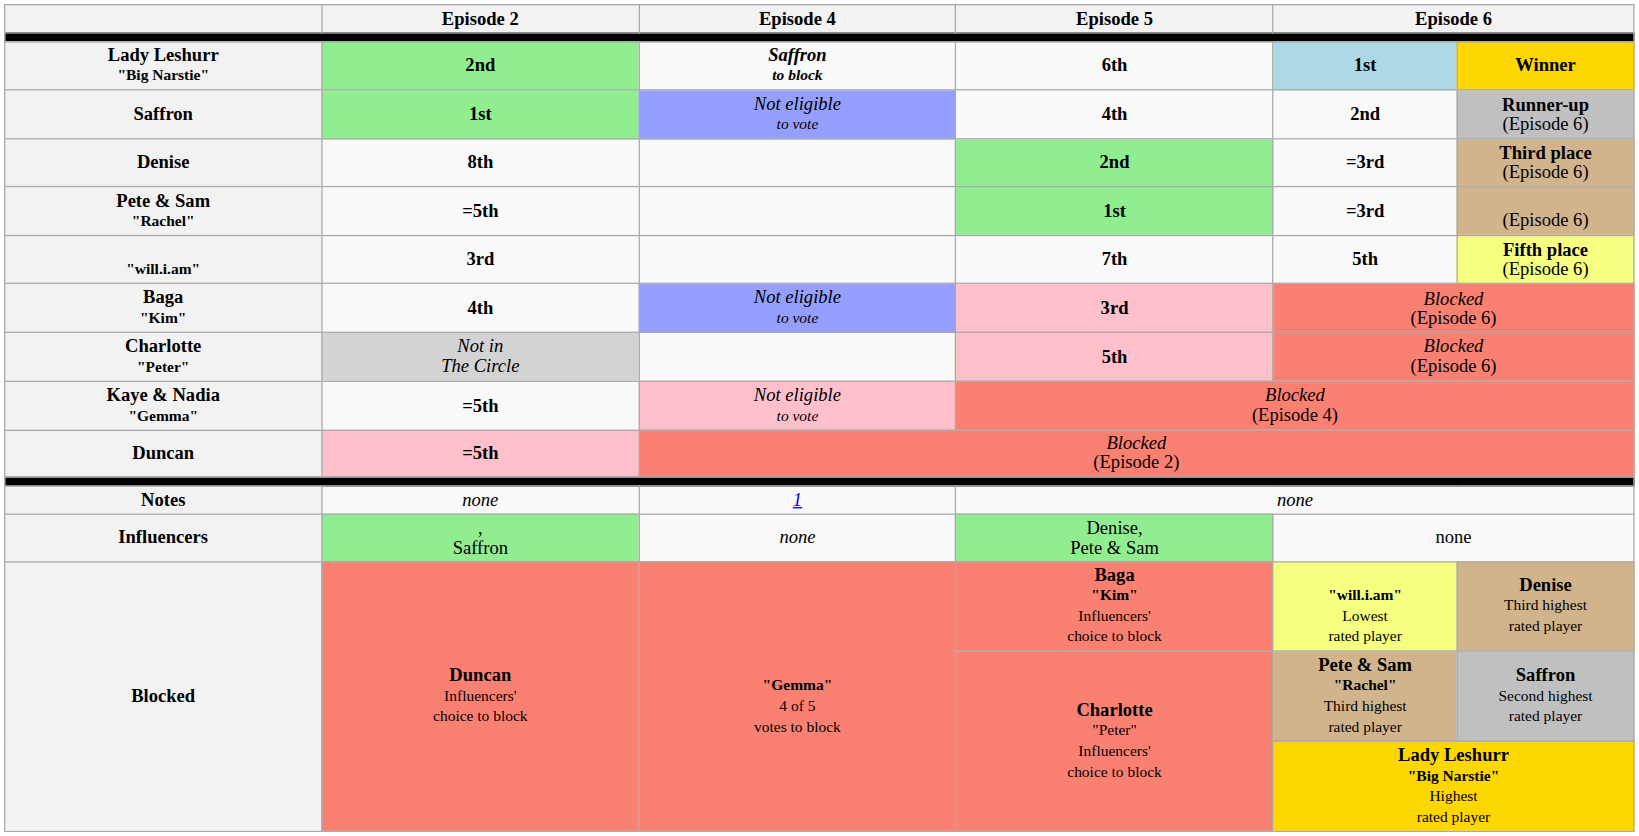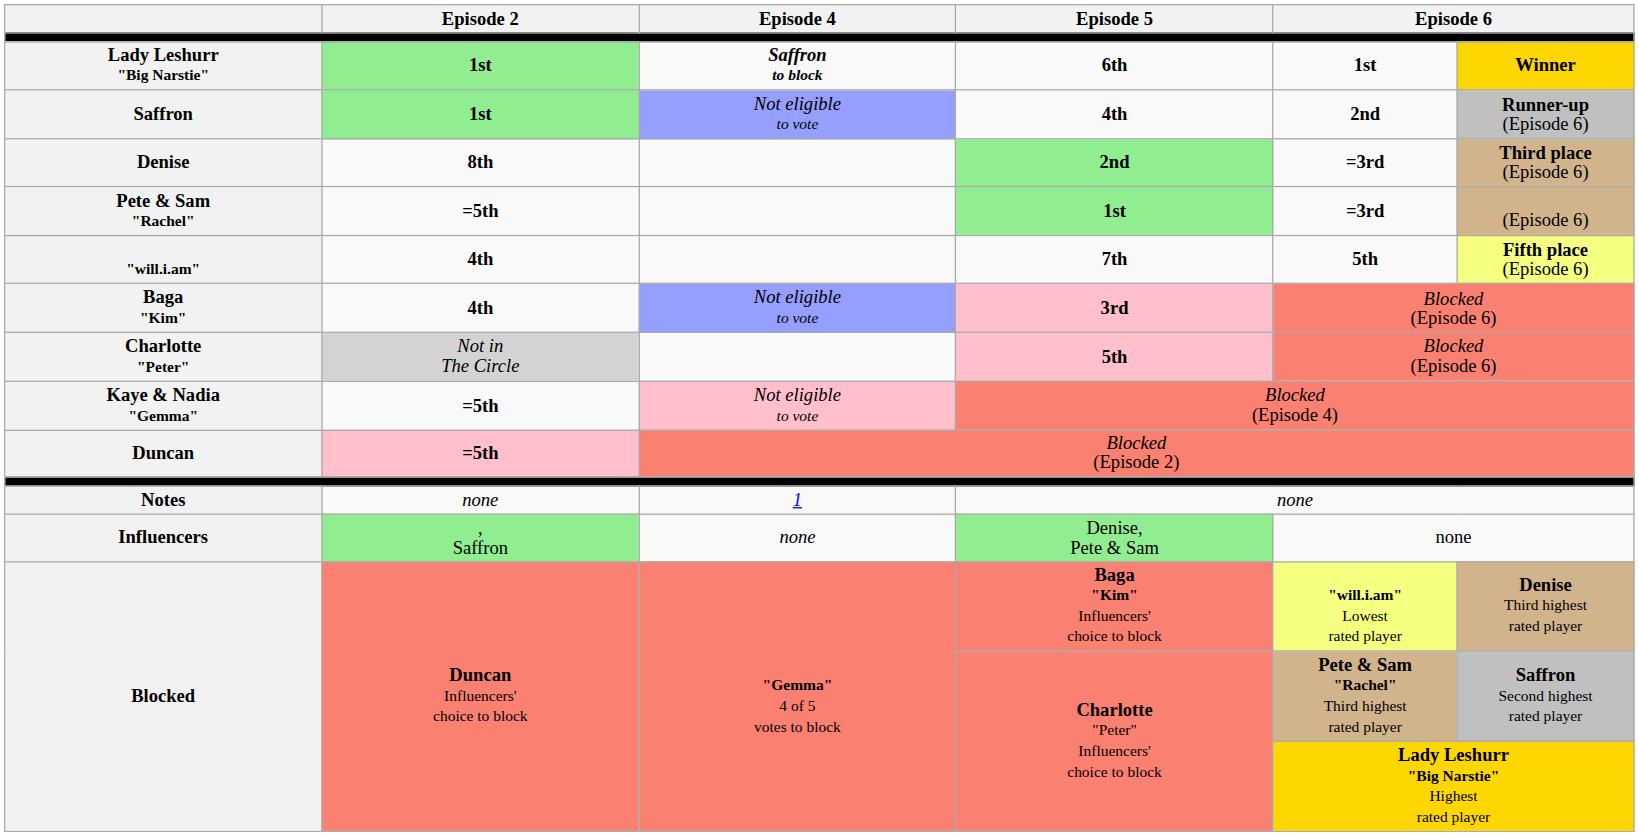(480, 66) 2nd -> (480, 66) 1st
(1365, 66) lightblue background -> (1365, 66) no background
(480, 259) 3rd -> (480, 259) 4th
